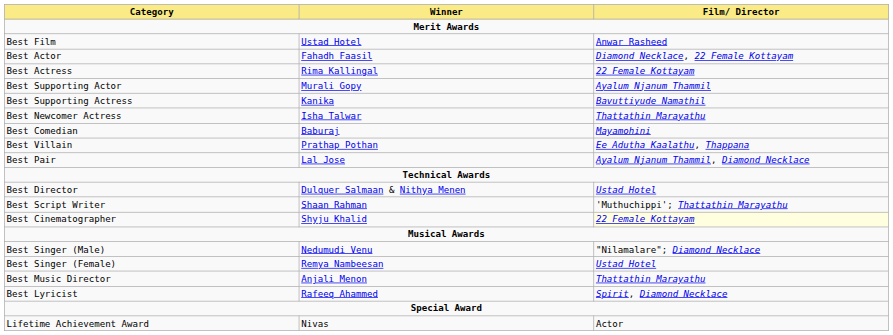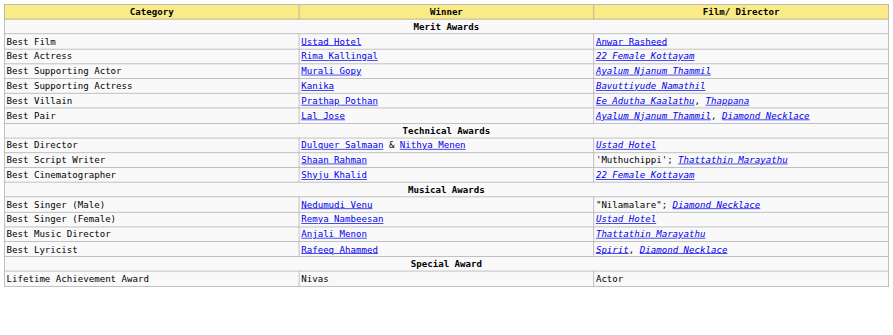- row: (34, 56)
- row: (64, 116)
- row: (42, 130)
(645, 219) lightyellow background -> (645, 175) no background
